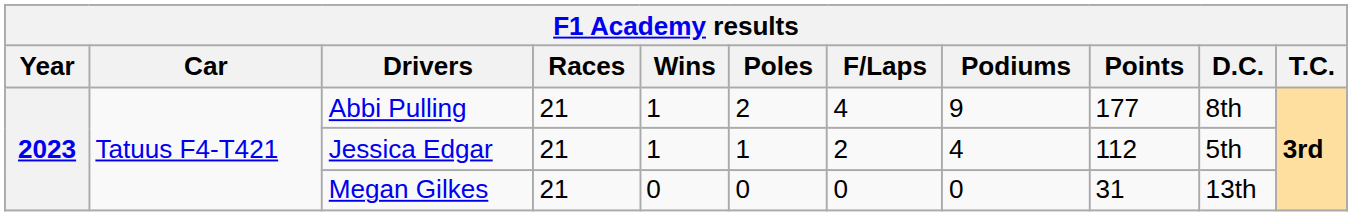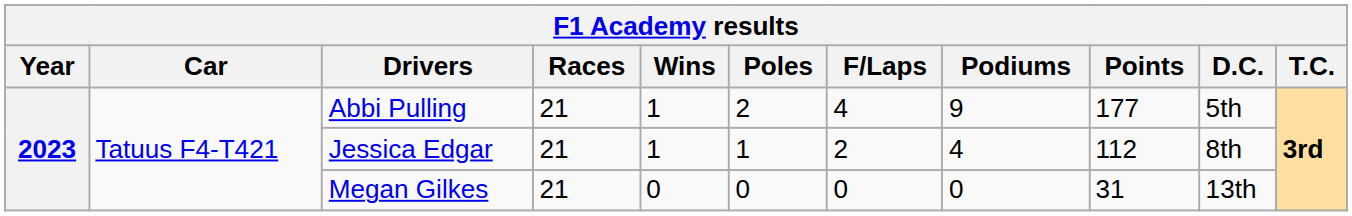(1224, 107) 8th -> (1224, 107) 5th
(1224, 149) 5th -> (1224, 149) 8th
